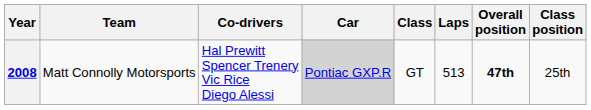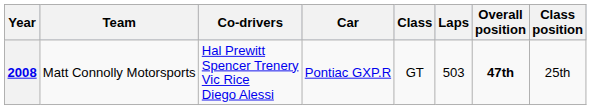(348, 72) lightgrey background -> (348, 72) no background
(454, 72) 513 -> (454, 72) 503
